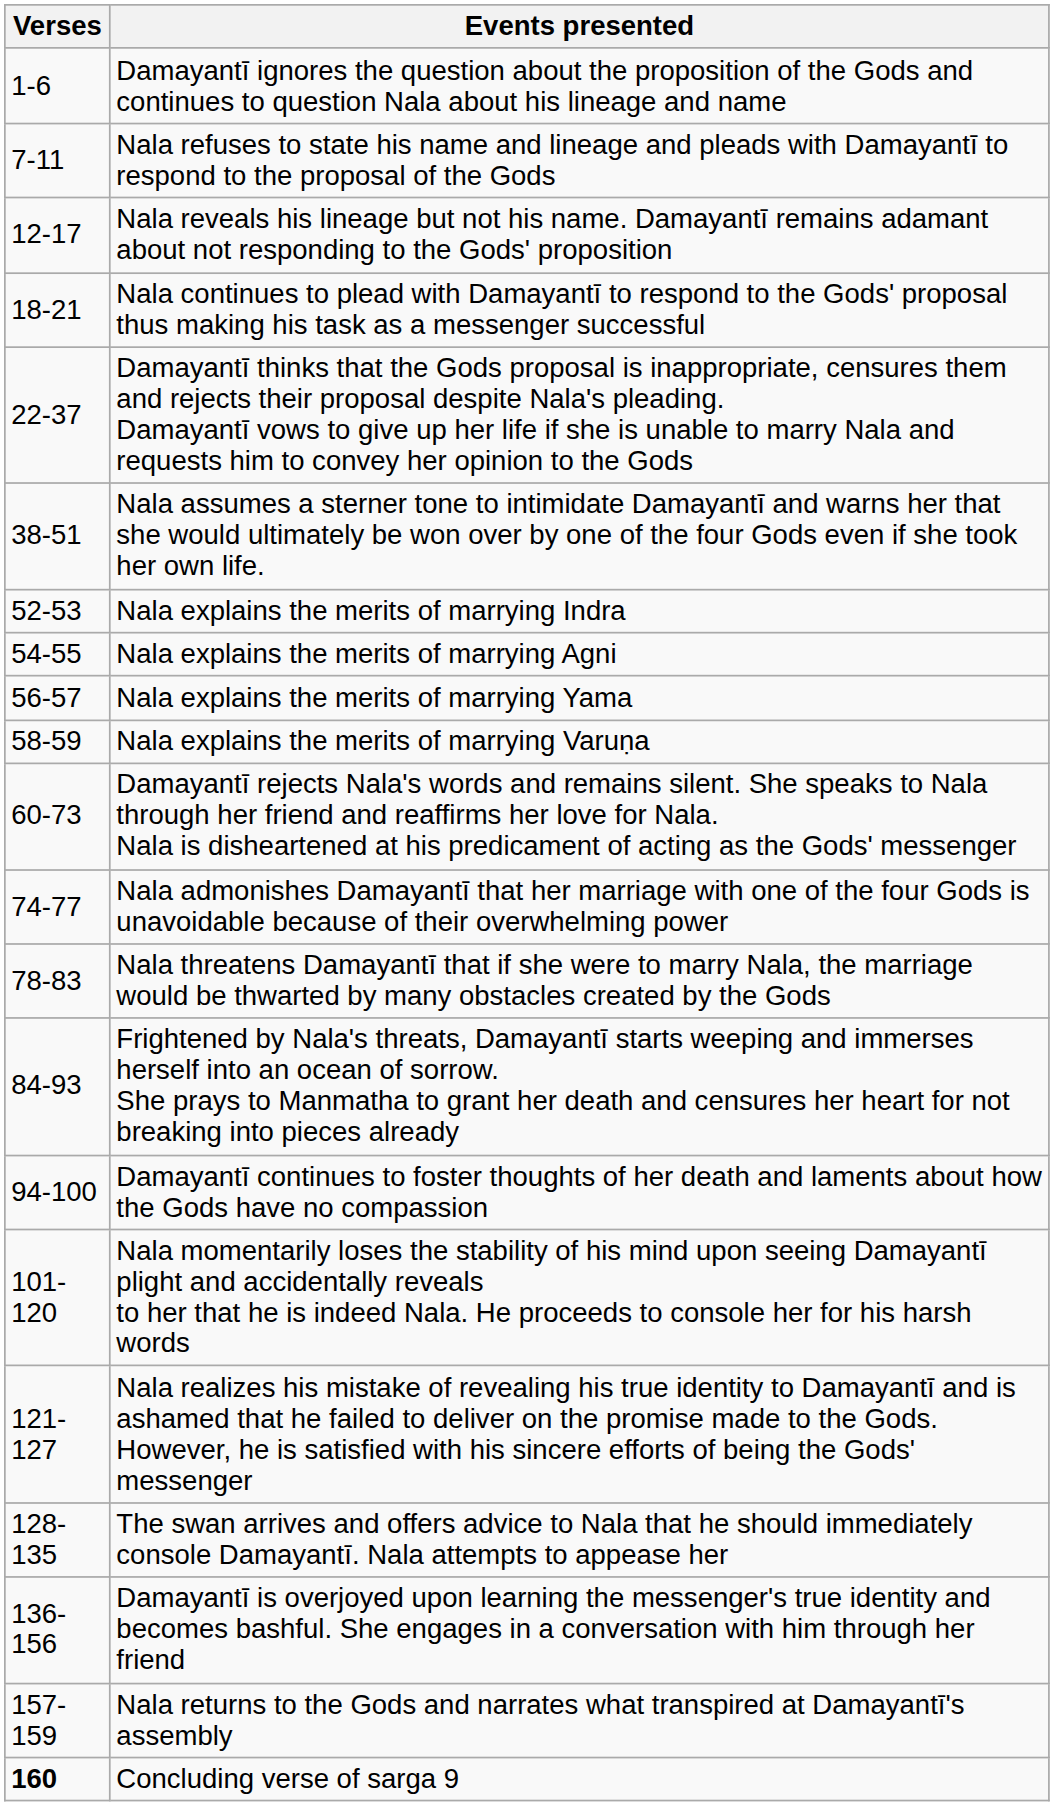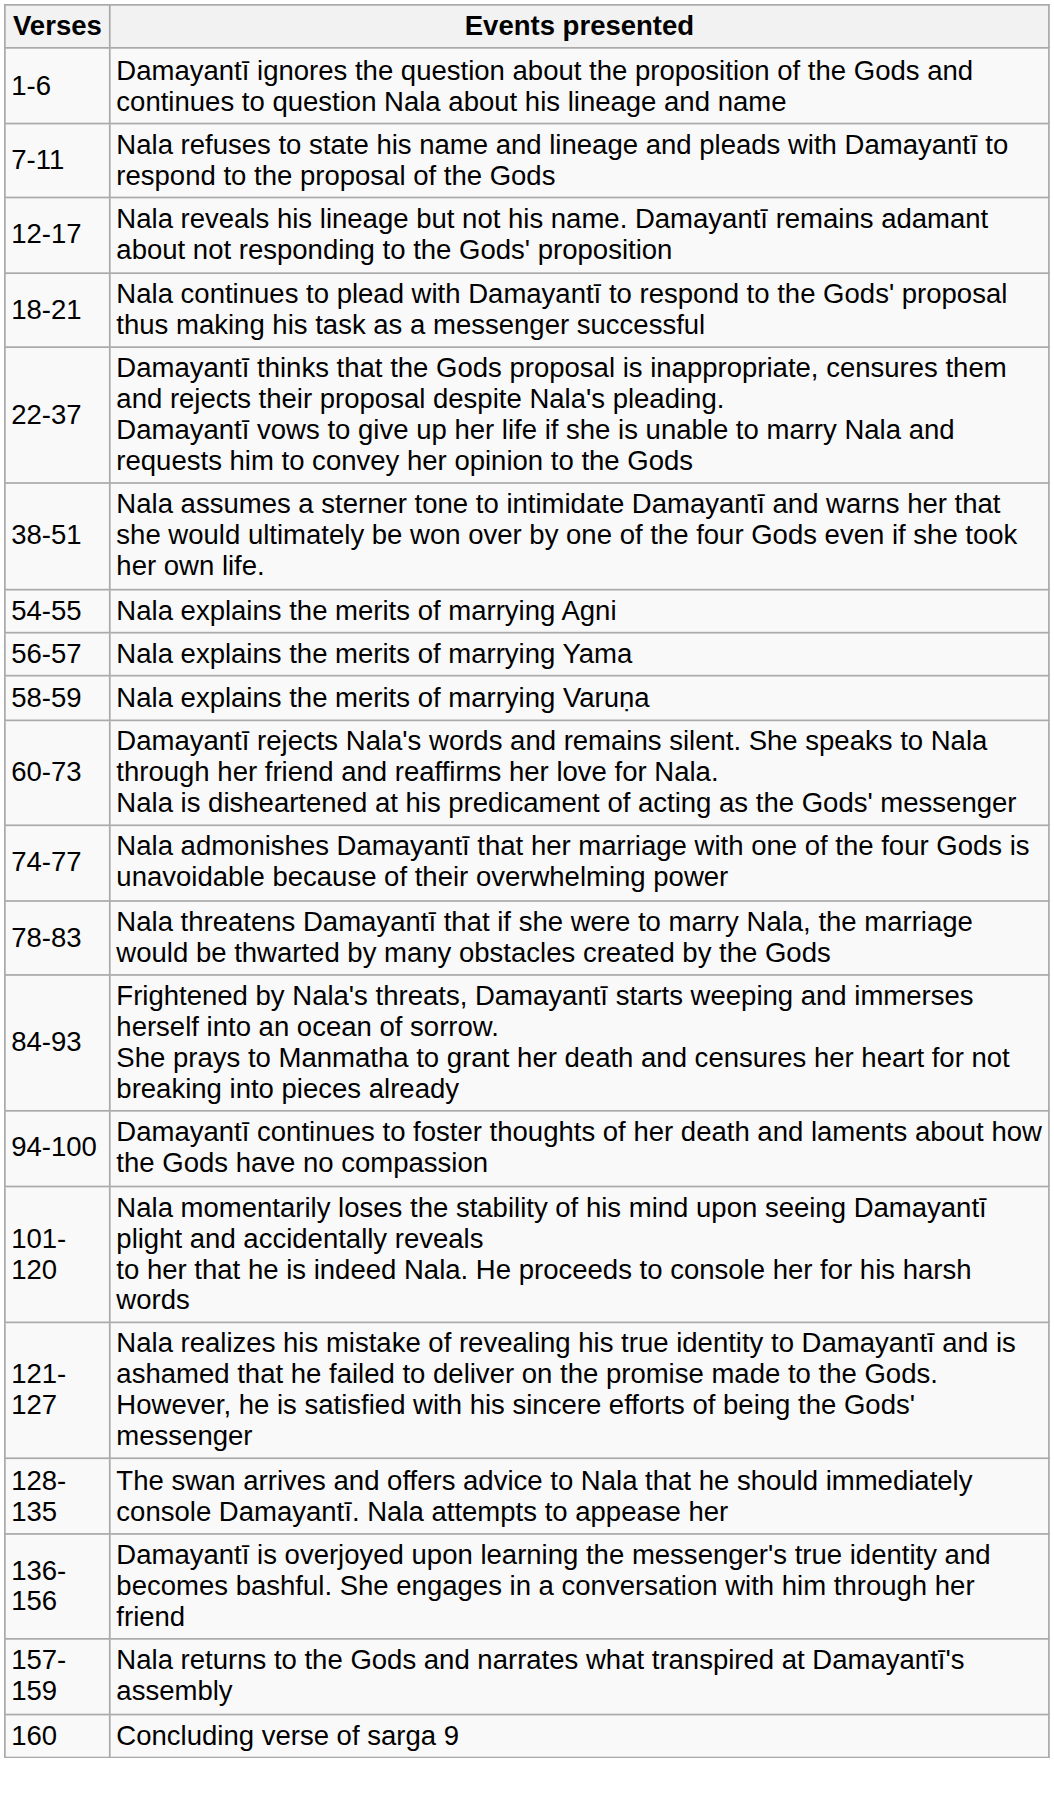- row: (371, 610)
(34, 1778) bold -> (34, 1735) normal
